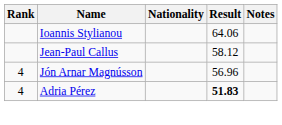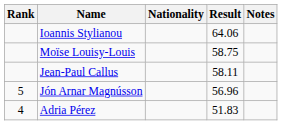+ row: (87, 52)
(225, 52) 58.12 -> (225, 72) 58.11
(21, 72) 4 -> (21, 91) 5
(225, 91) bold -> (225, 110) normal
